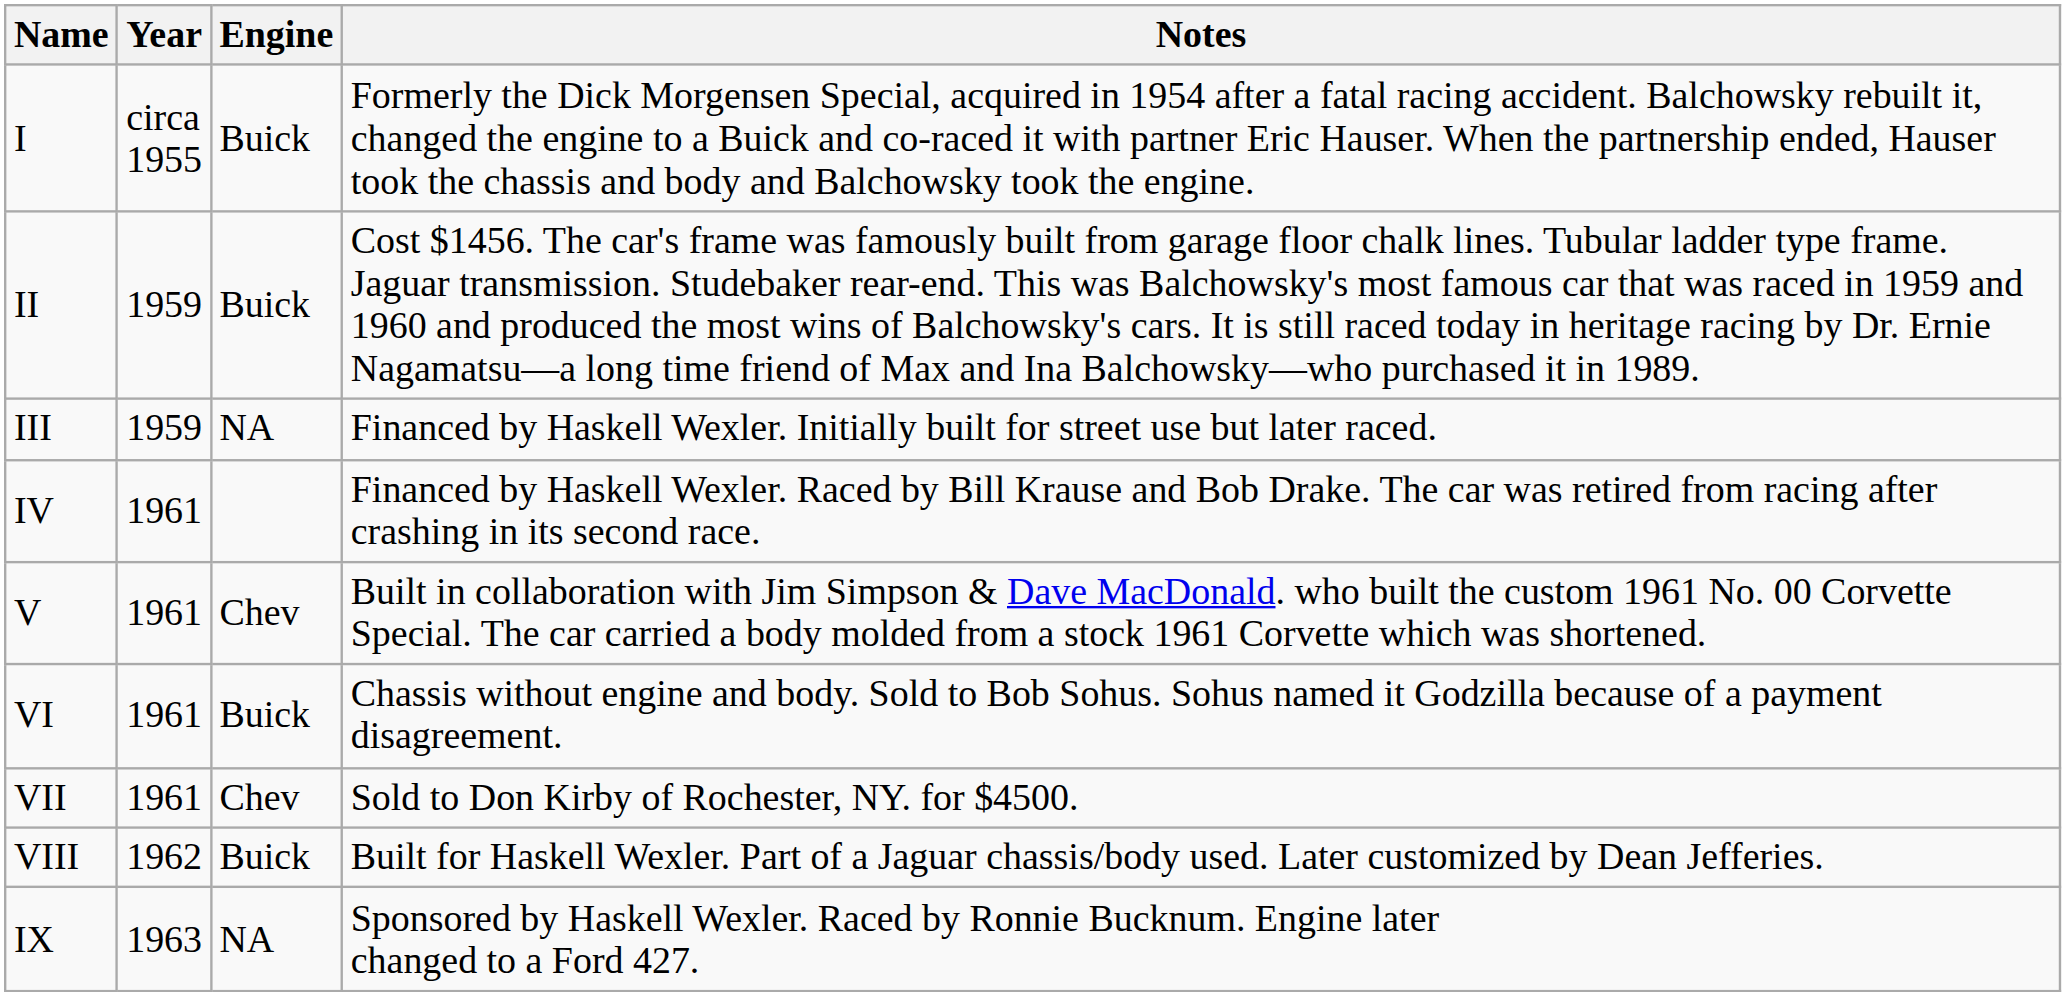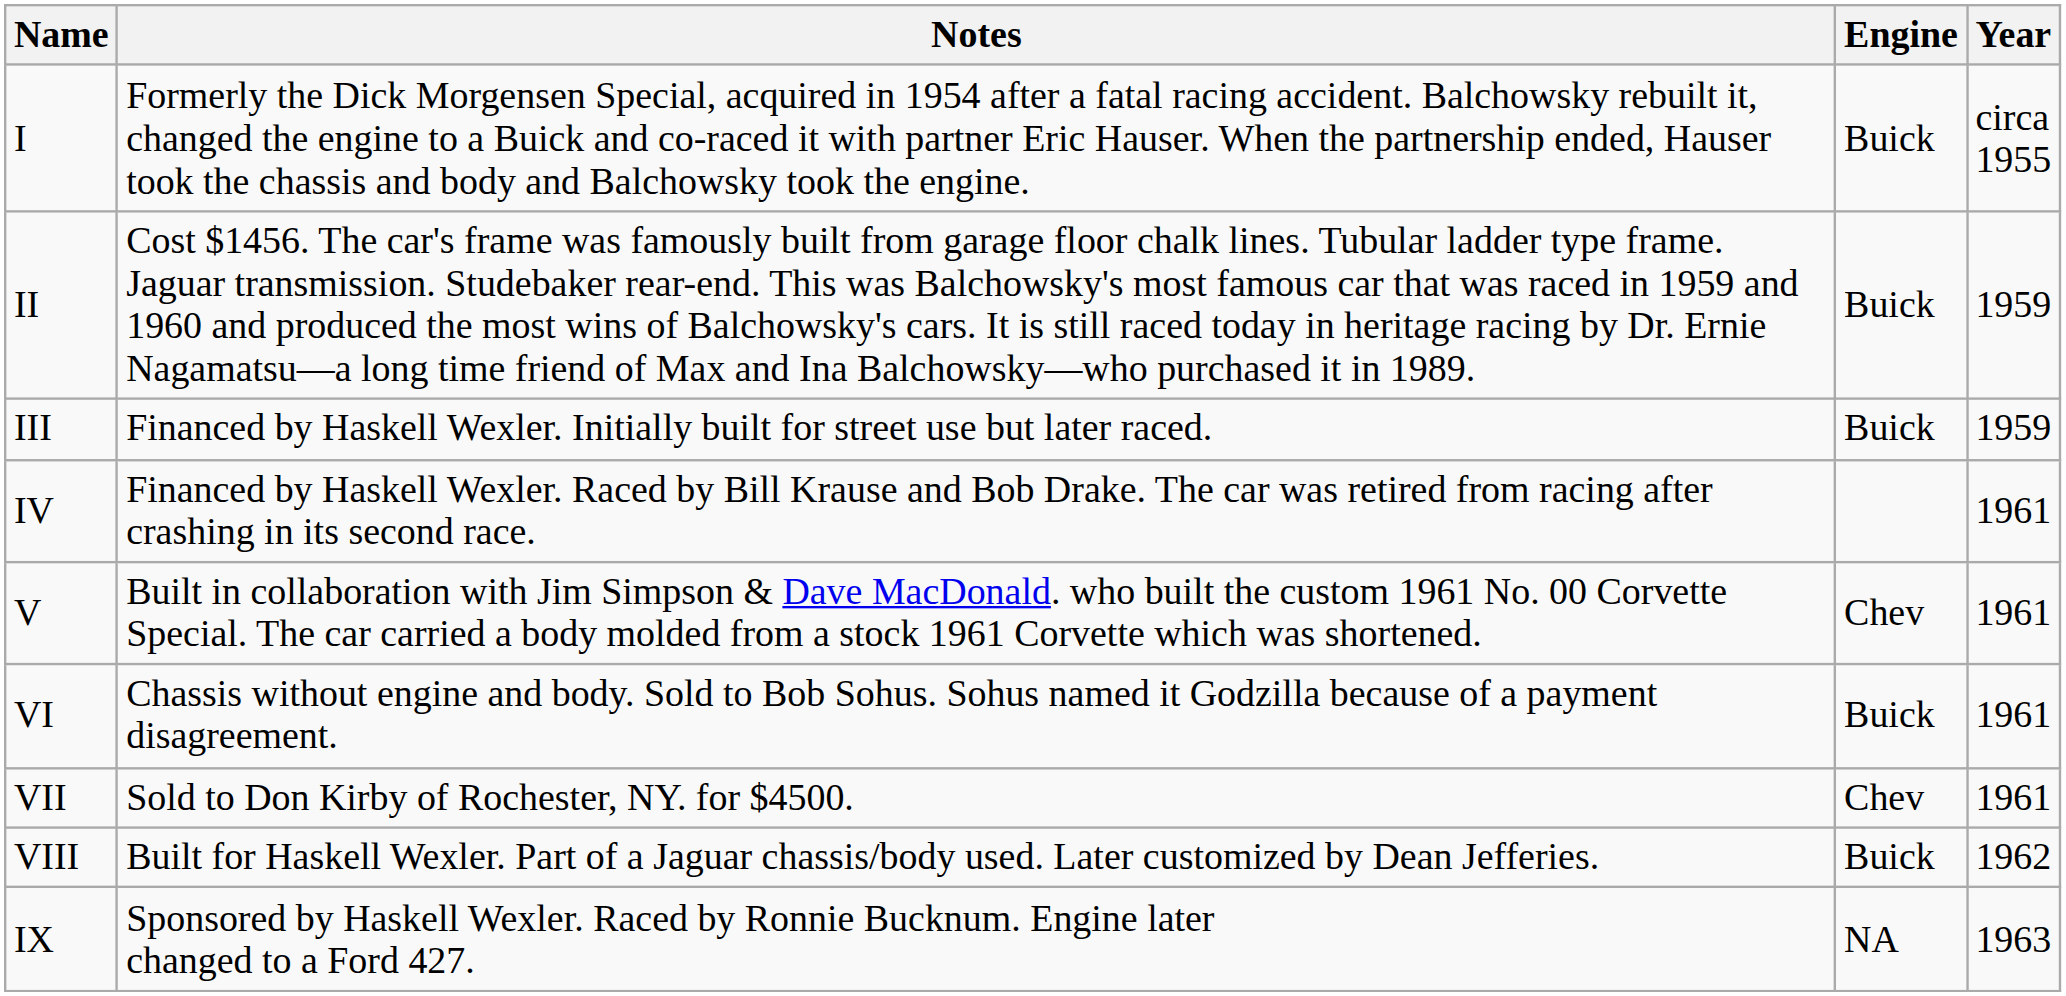columns swapped: (164, 34) <-> (1201, 34)
(247, 428) NA -> (1889, 428) Buick
